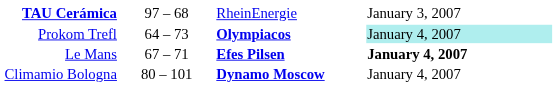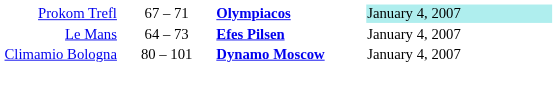- row: (69, 13)
(167, 34) 64 – 73 -> (167, 13) 67 – 71
(167, 54) 67 – 71 -> (167, 34) 64 – 73
(417, 54) bold -> (414, 34) normal
